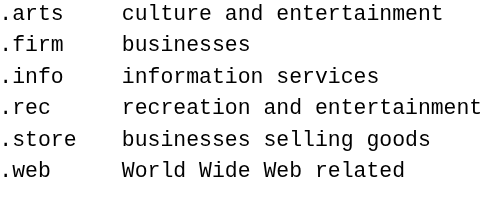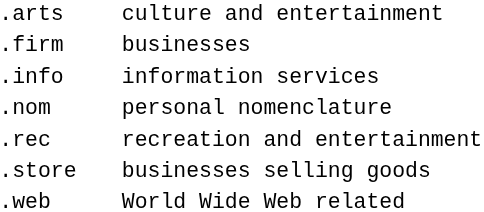+ row: (25, 108)
